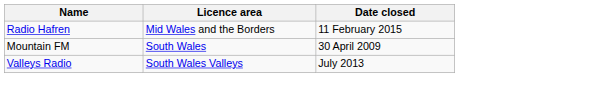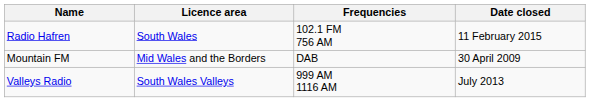+ column: (375, 13)
(210, 30) Mid Wales and the Borders -> (167, 36) South Wales
(176, 47) South Wales -> (201, 59) Mid Wales and the Borders
